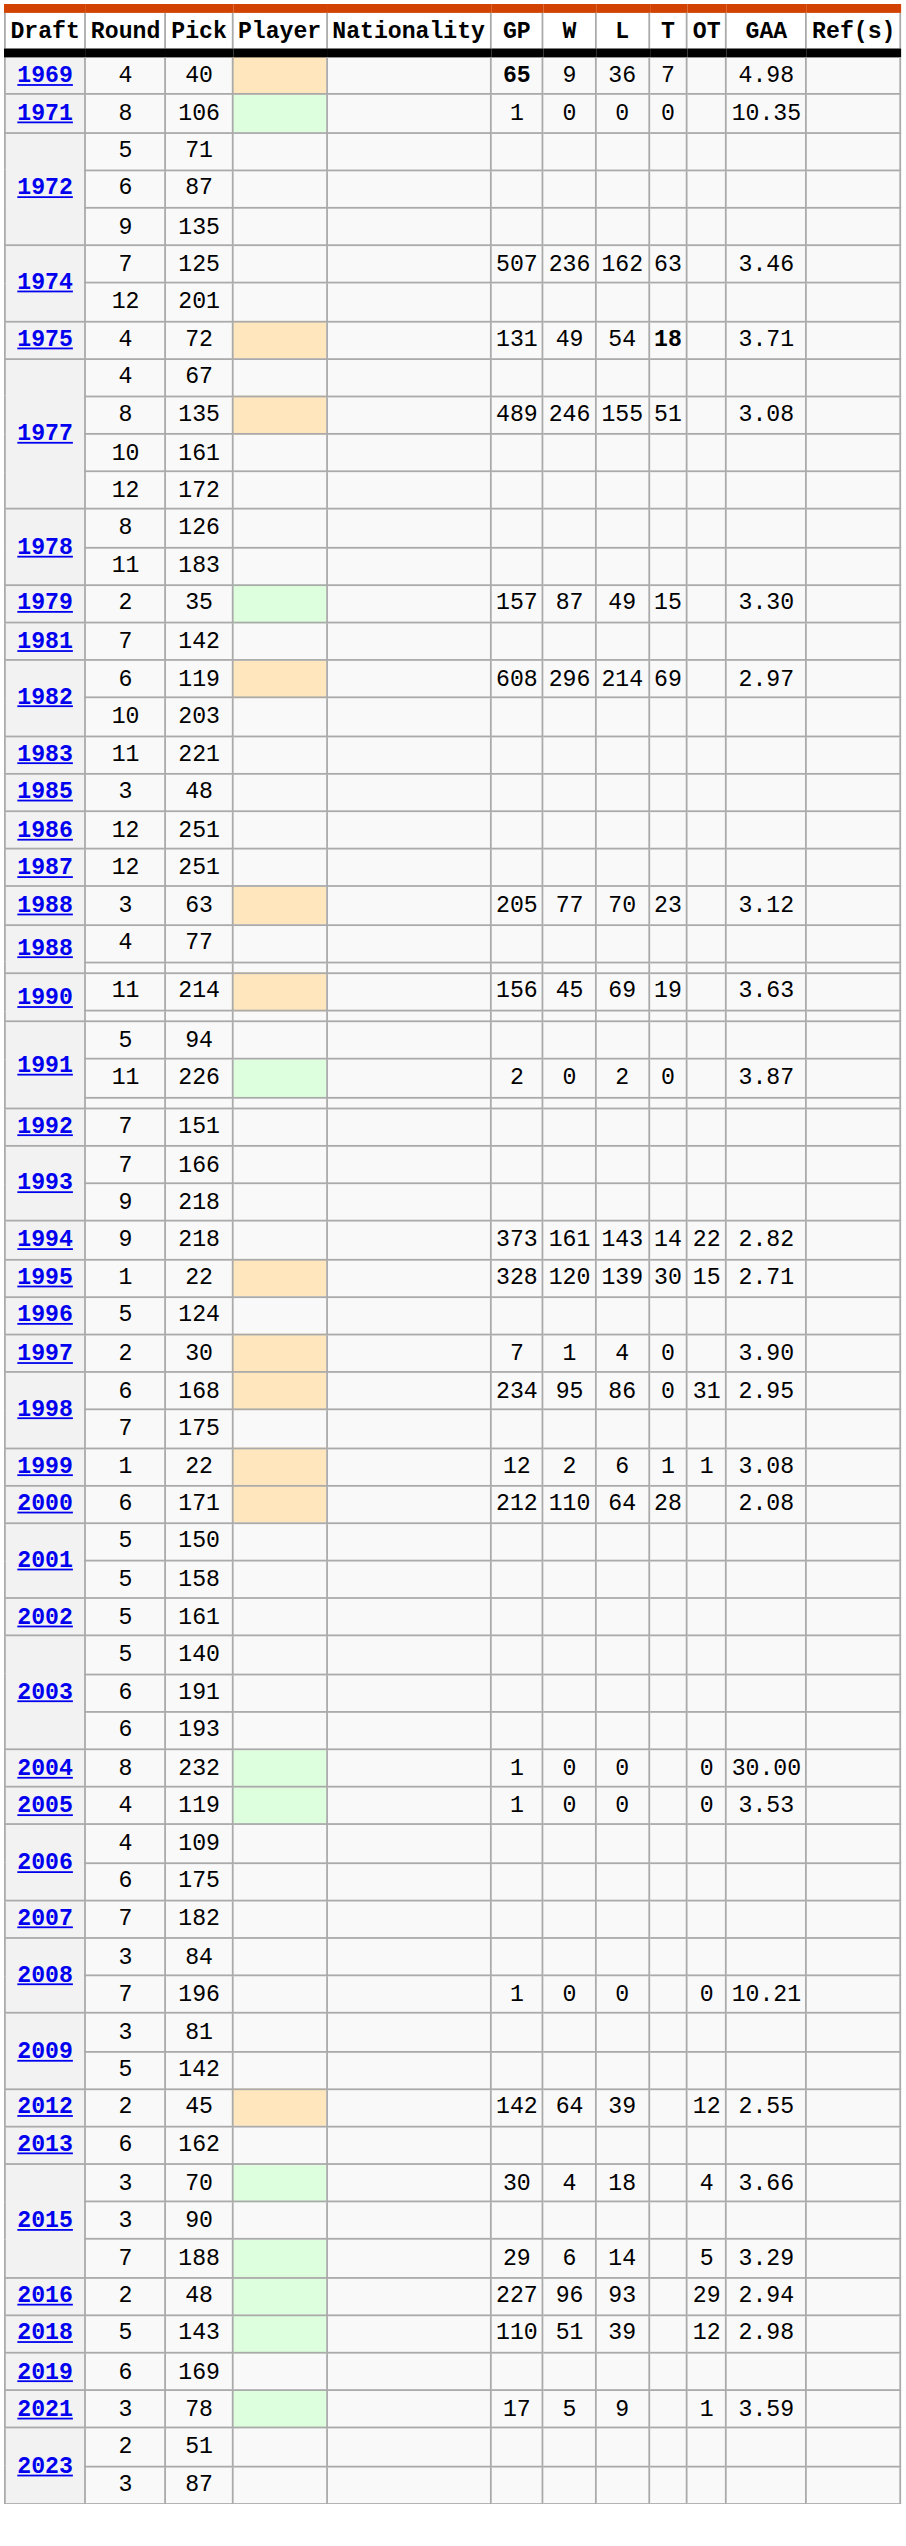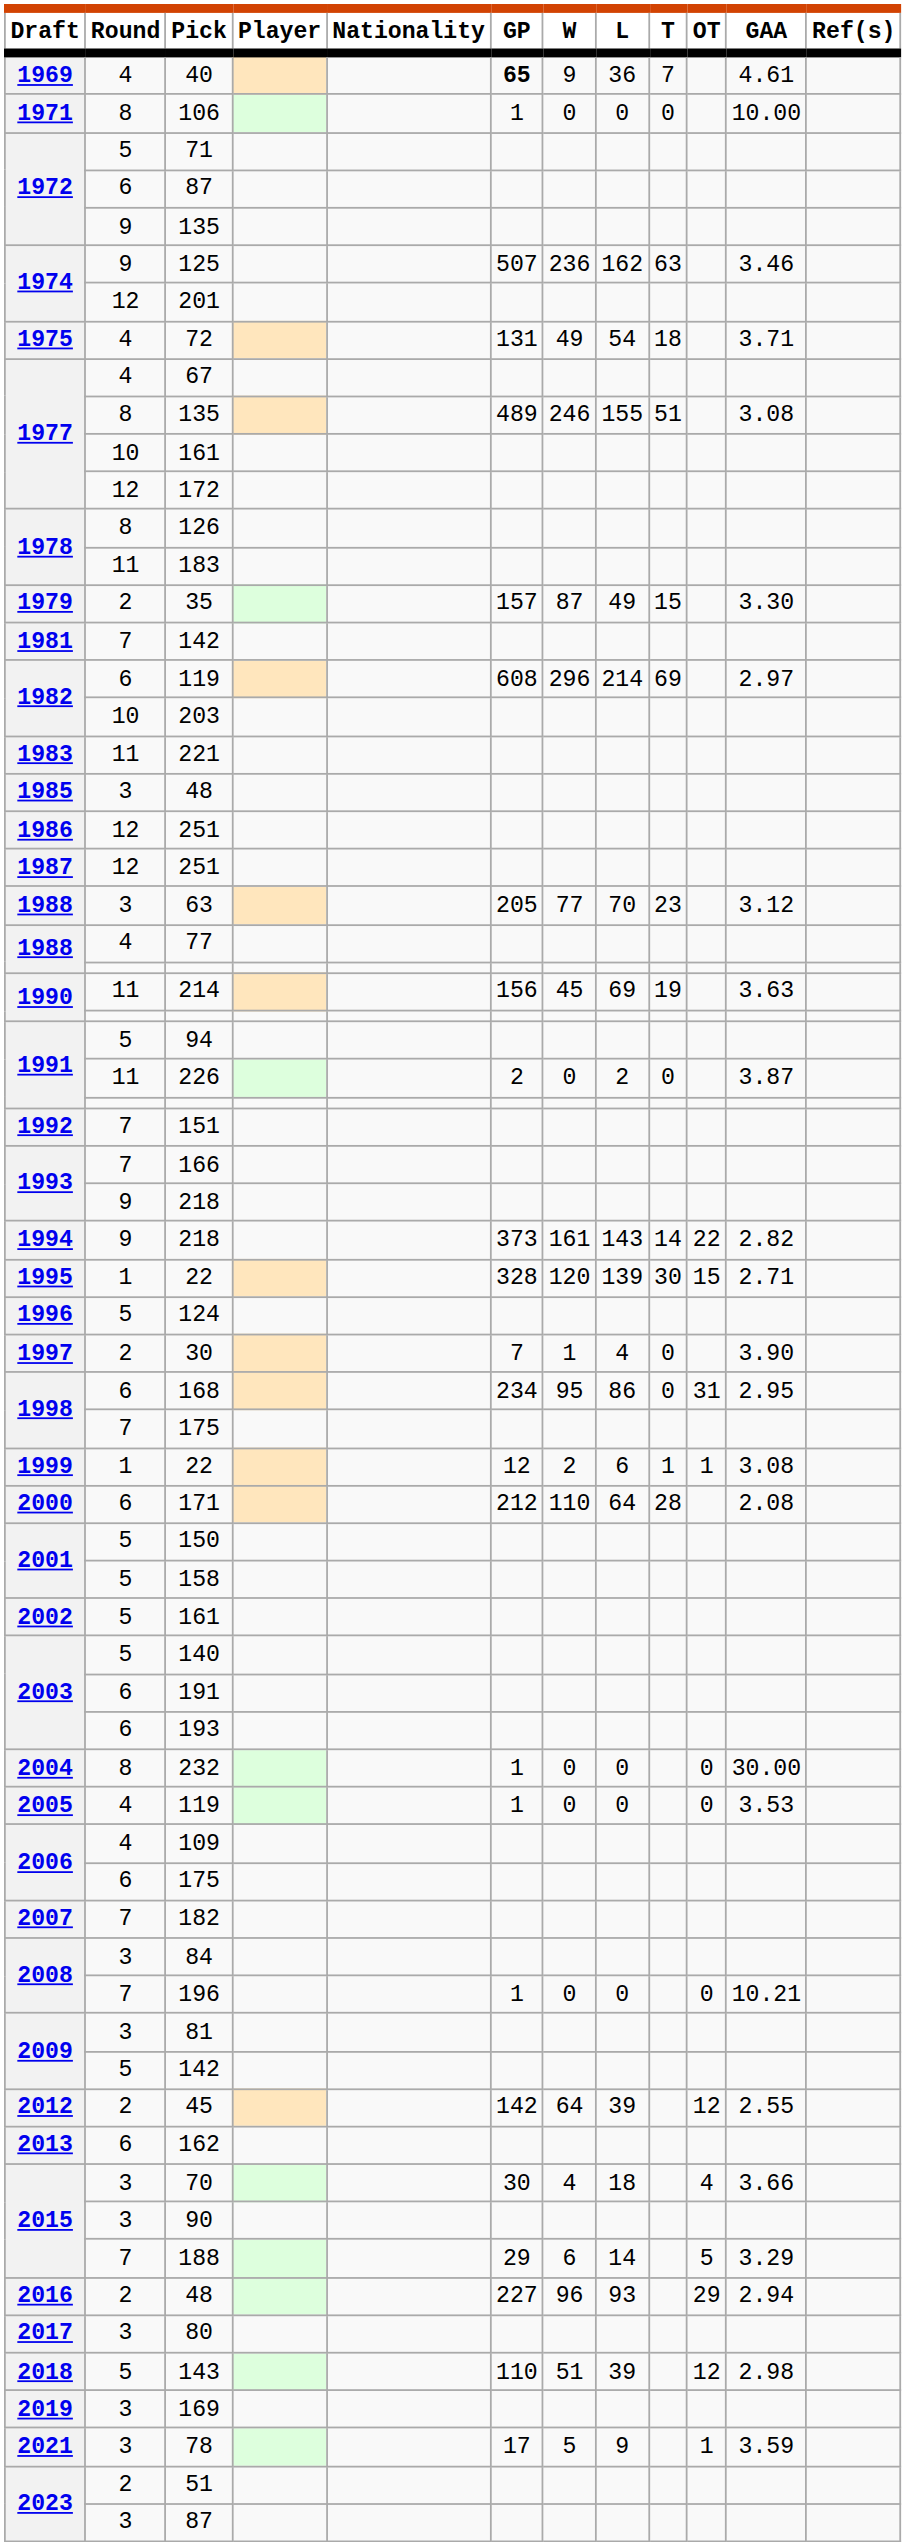(766, 76) 4.98 -> (766, 76) 4.61
(766, 113) 10.35 -> (766, 113) 10.00
(126, 264) 7 -> (126, 264) 9
(668, 340) bold -> (668, 340) normal
+ row: (45, 2334)
(126, 2372) 6 -> (126, 2409) 3
